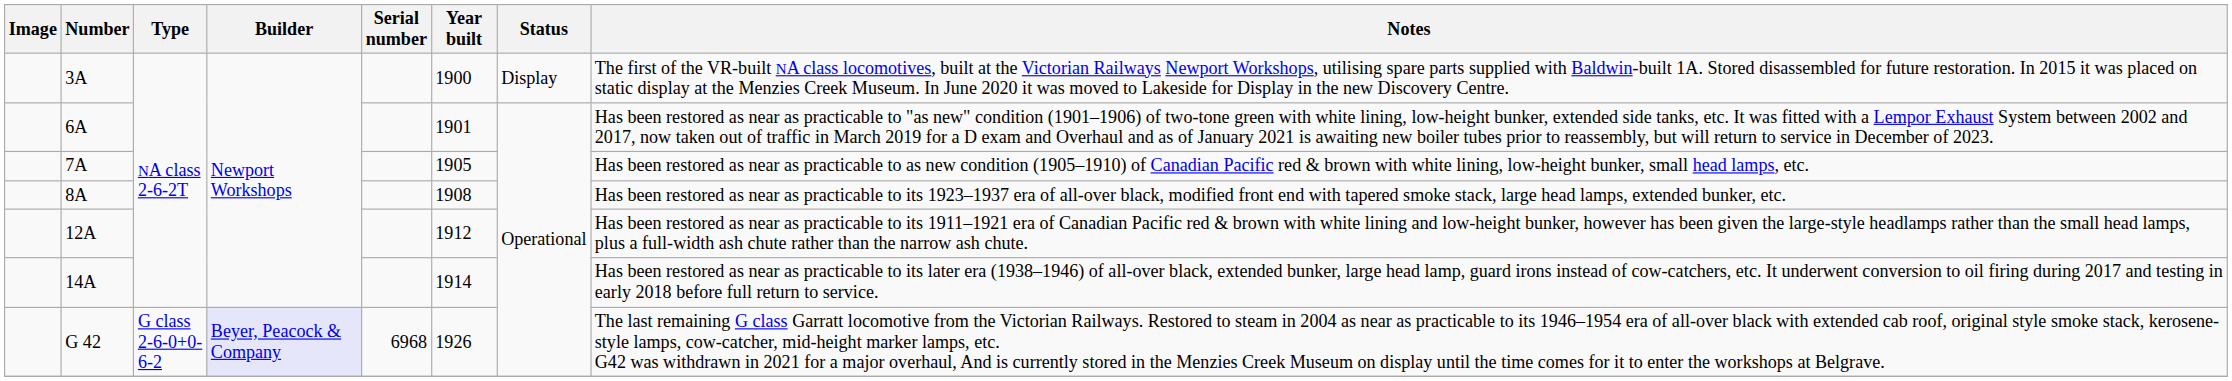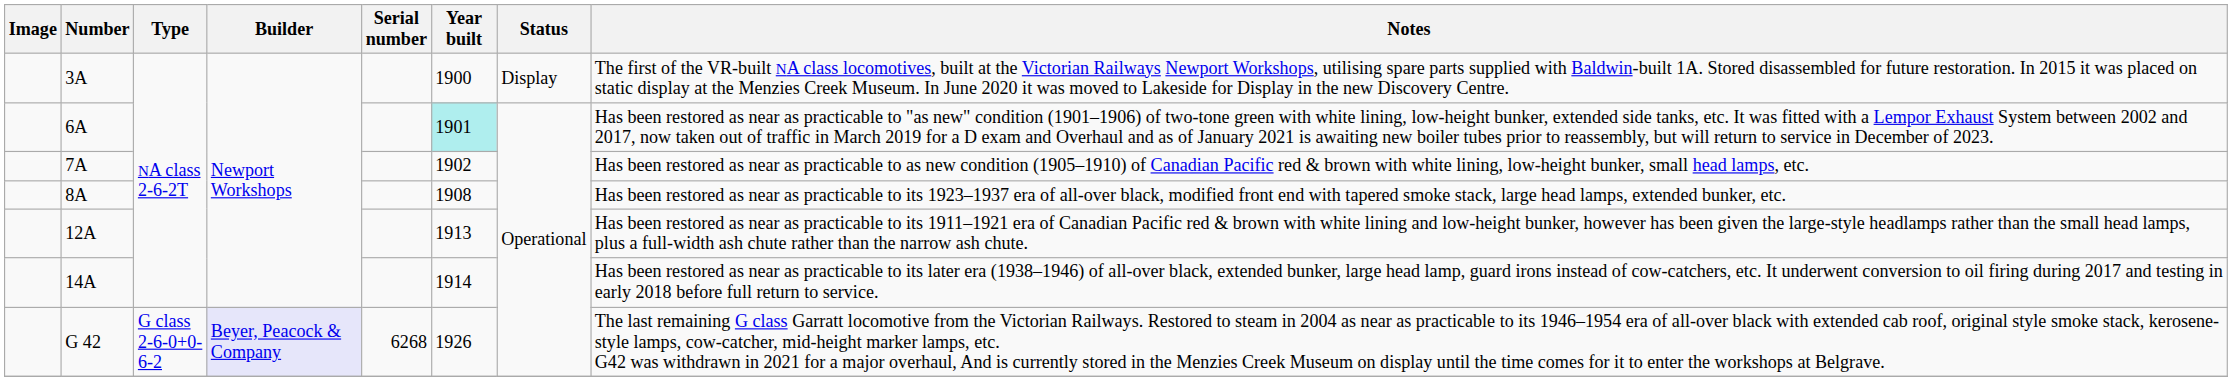(453, 127) no background -> (453, 127) paleturquoise background
(453, 165) 1905 -> (453, 165) 1902
(453, 233) 1912 -> (453, 233) 1913
(409, 341) 6968 -> (409, 341) 6268
